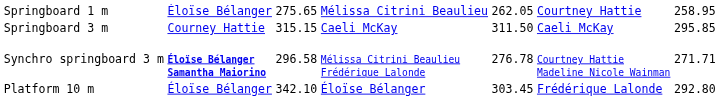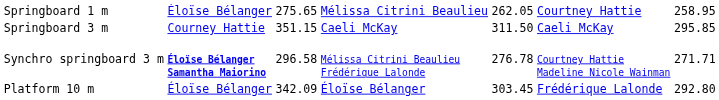(296, 28) 315.15 -> (296, 28) 351.15
(296, 89) 342.10 -> (296, 89) 342.09
